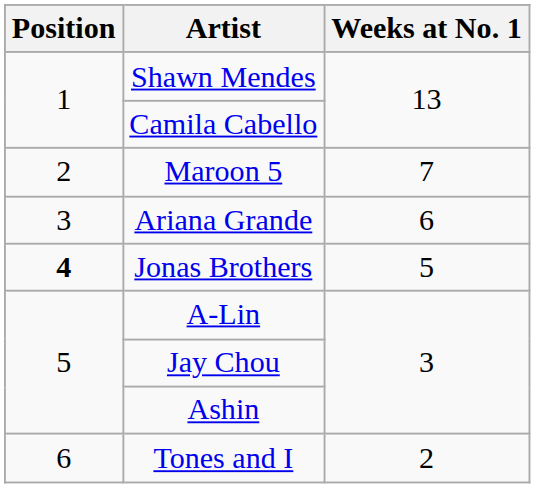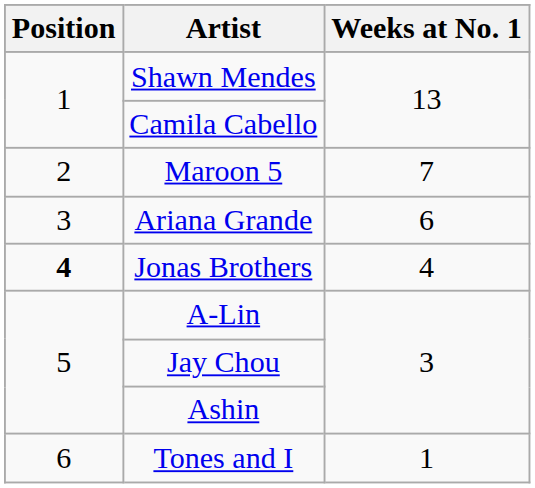(426, 266) 5 -> (426, 266) 4
(426, 457) 2 -> (426, 457) 1
